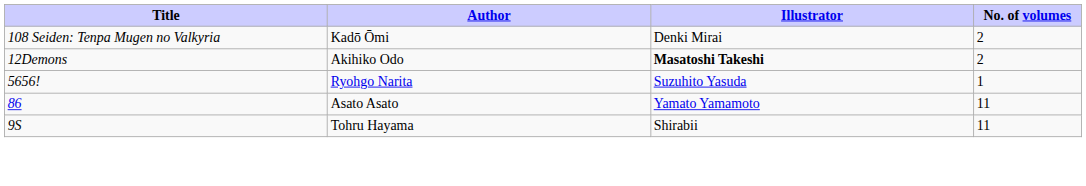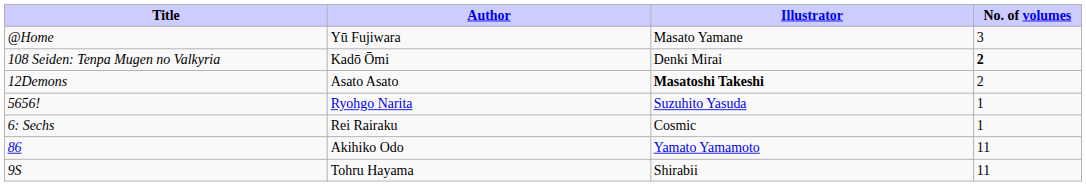+ row: (31, 37)
(980, 37) normal -> (980, 59) bold
(367, 59) Akihiko Odo -> (365, 81) Asato Asato
+ row: (31, 125)
(365, 103) Asato Asato -> (367, 147) Akihiko Odo
